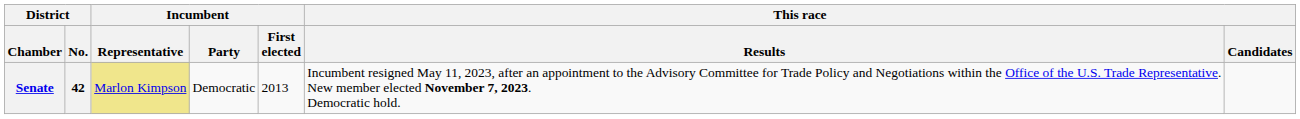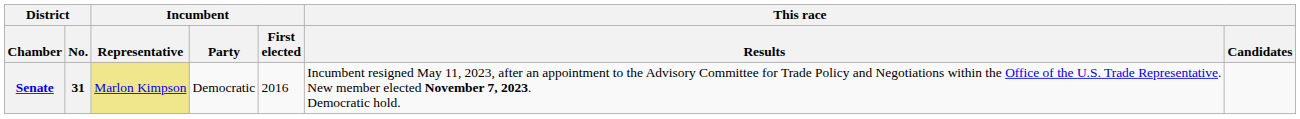(78, 88) 42 -> (78, 88) 31
(275, 88) 2013 -> (275, 88) 2016
